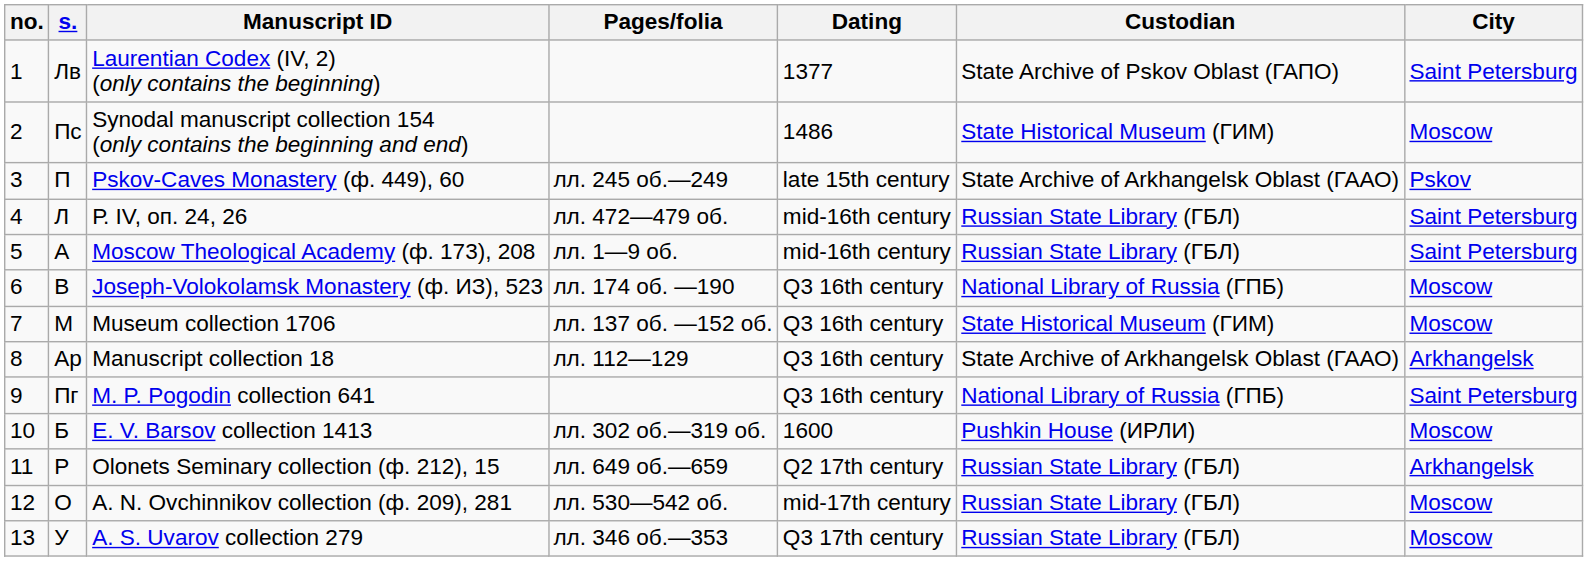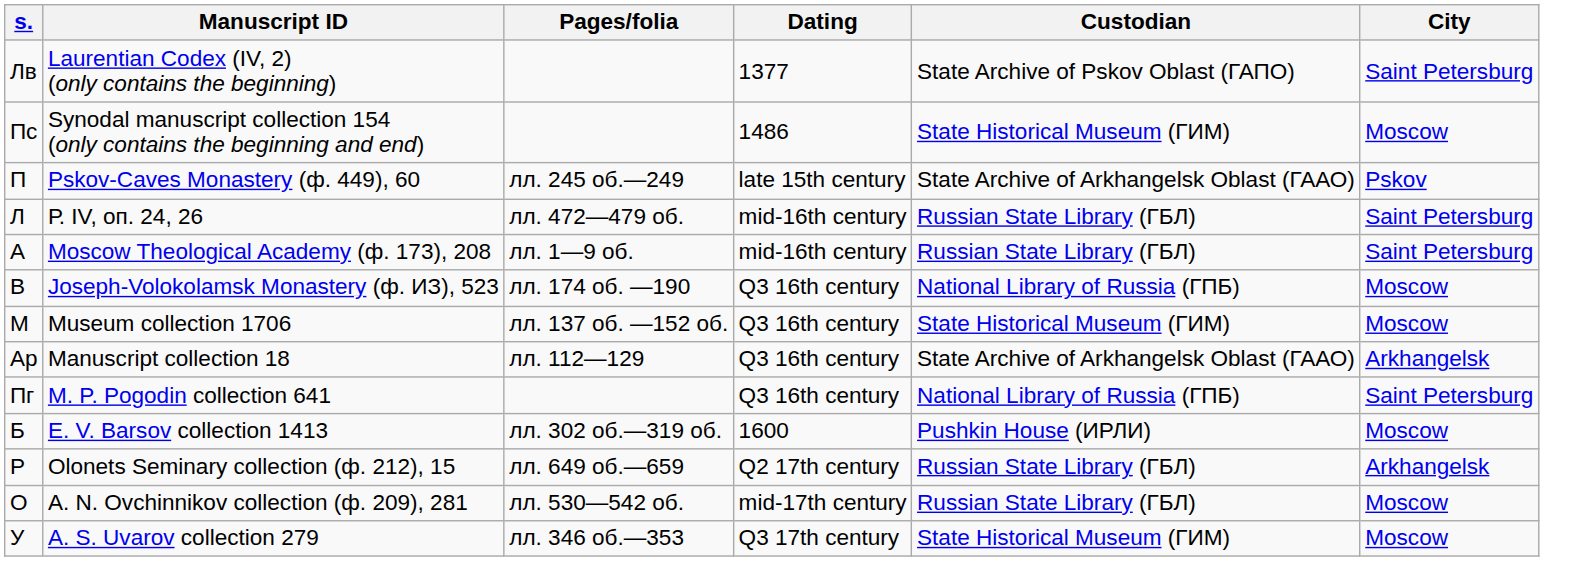- column: (27, 22)
(1101, 538) Russian State Library (ГБЛ) -> (1074, 538) State Historical Museum (ГИМ)
